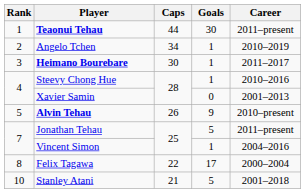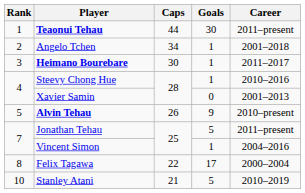(265, 46) 2010–2019 -> (265, 46) 2001–2018
(265, 180) 2001–2018 -> (265, 180) 2010–2019
